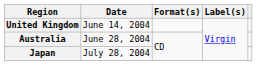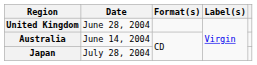(116, 25) June 14, 2004 -> (116, 25) June 28, 2004
(116, 39) June 28, 2004 -> (116, 39) June 14, 2004
